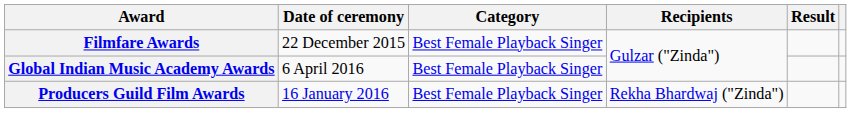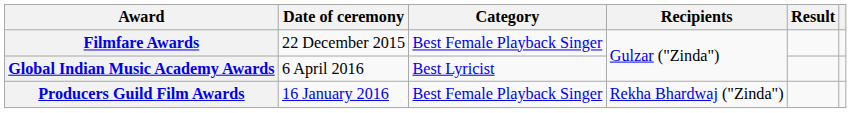(507, 68) Best Female Playback Singer -> (454, 68) Best Lyricist
